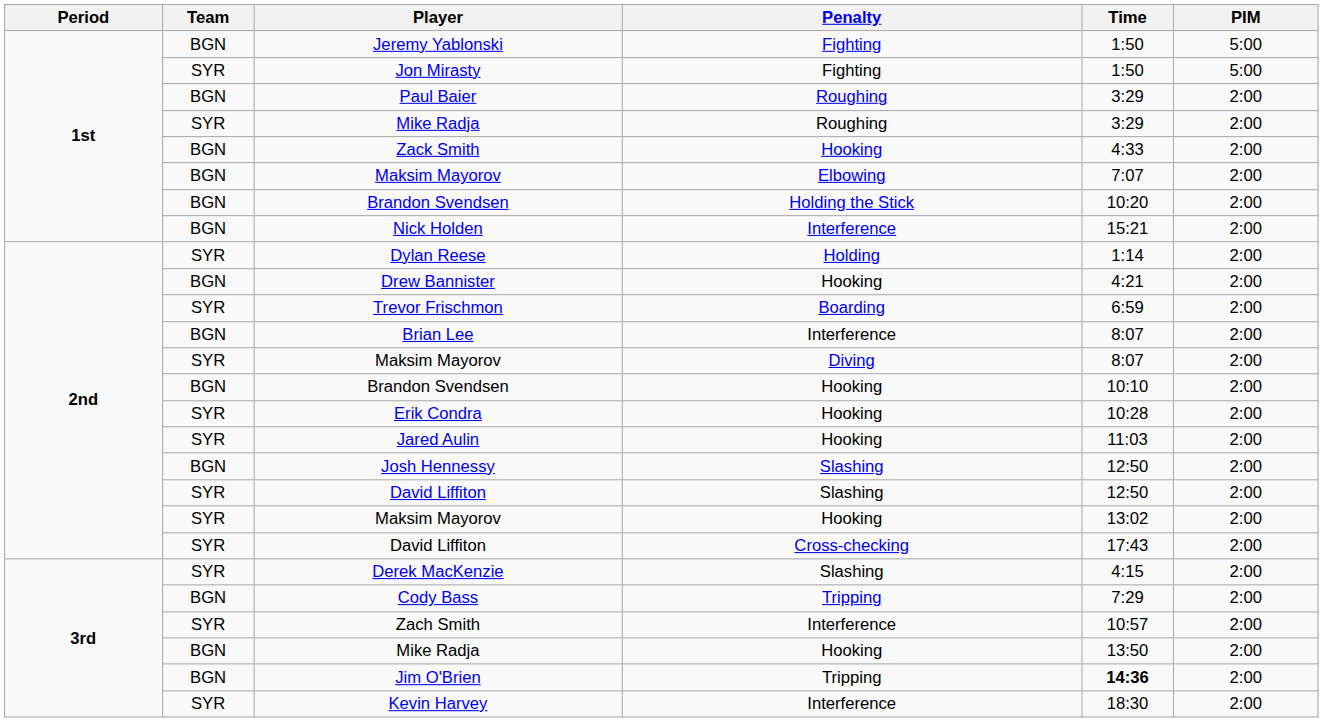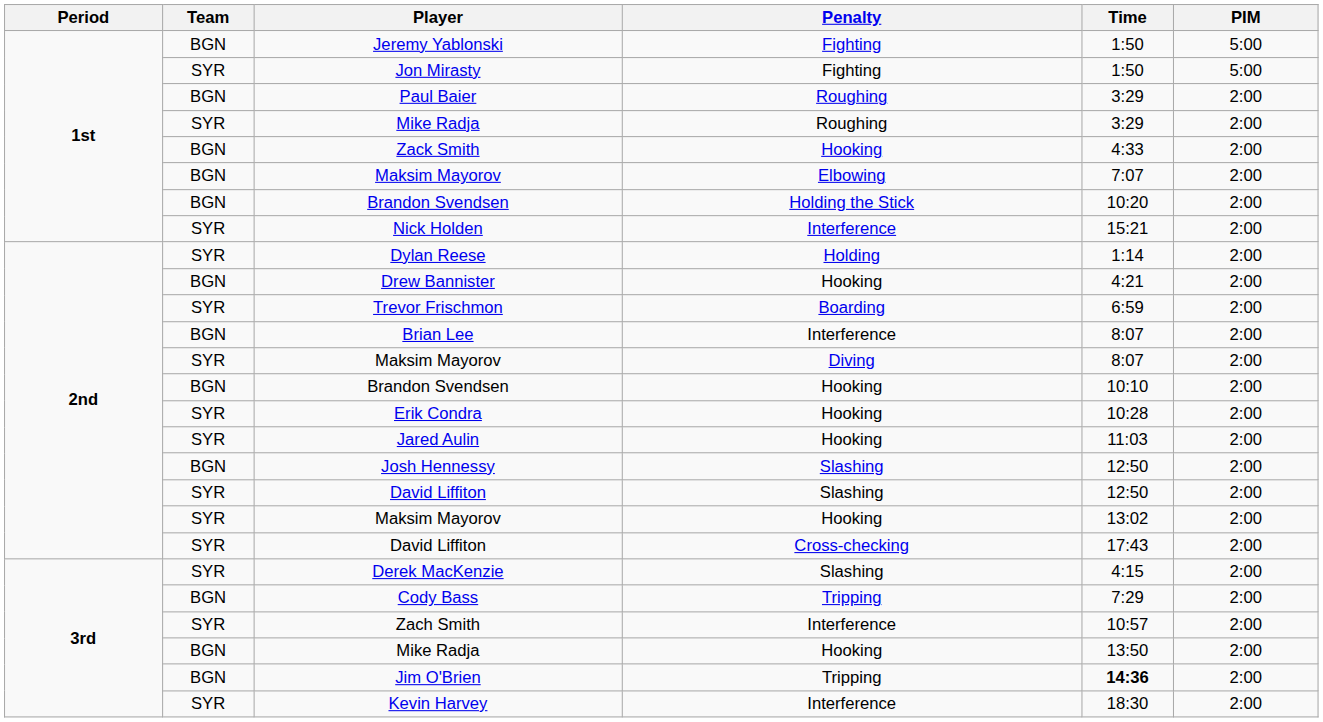(208, 228) BGN -> (208, 228) SYR
